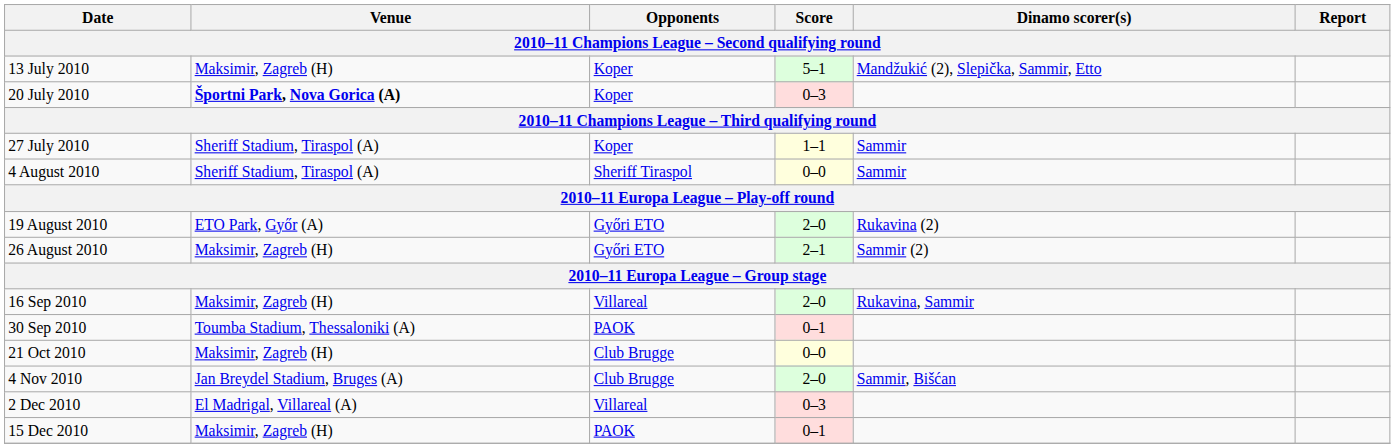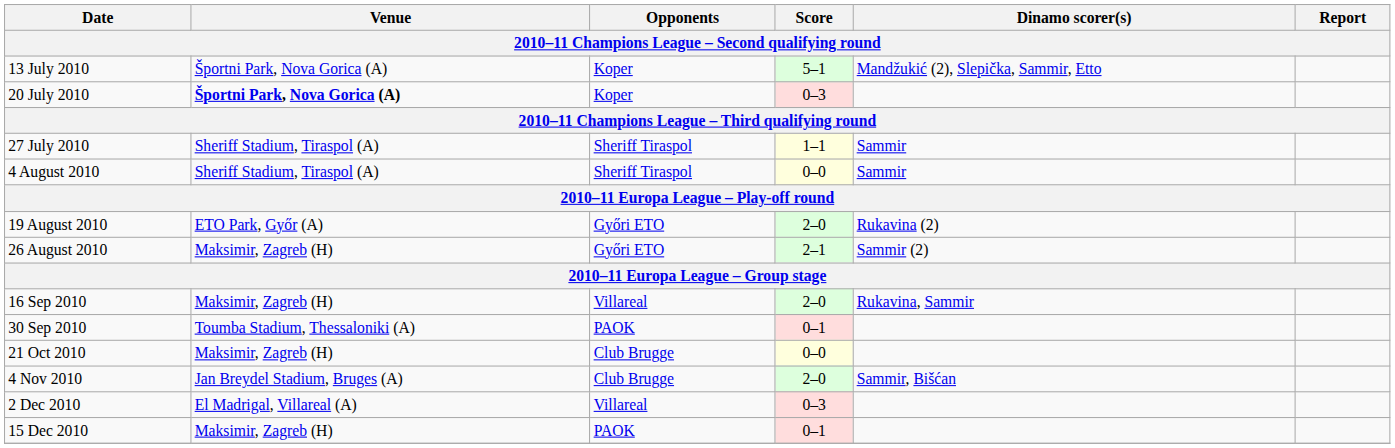(264, 69) Maksimir, Zagreb (H) -> (291, 69) Športni Park, Nova Gorica (A)
(613, 146) Koper -> (643, 146) Sheriff Tiraspol
